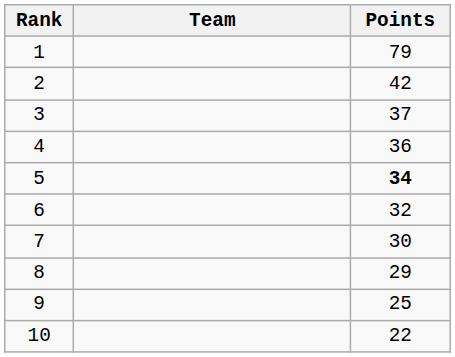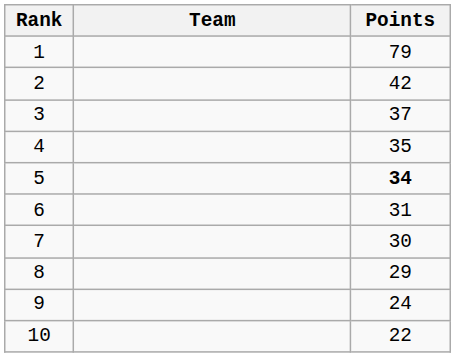(400, 147) 36 -> (400, 147) 35
(400, 210) 32 -> (400, 210) 31
(400, 305) 25 -> (400, 305) 24
